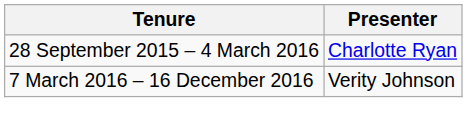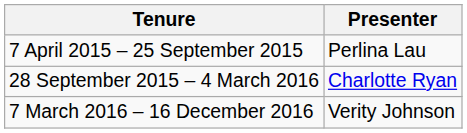+ row: (156, 50)
